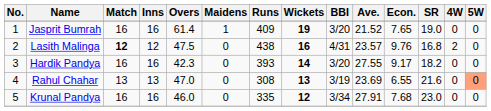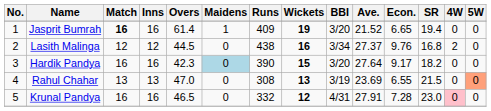(122, 30) normal -> (122, 30) bold
(401, 30) 7.65 -> (401, 30) 6.65
(431, 30) 19.0 -> (431, 30) 19.4
(122, 47) bold -> (122, 47) normal
(184, 47) 47.5 -> (184, 47) 44.5
(340, 47) 4/31 -> (340, 47) 3/34
(368, 47) 23.57 -> (368, 47) 27.37
(226, 64) no background -> (226, 64) lightblue background
(266, 64) 393 -> (266, 64) 390
(304, 64) 14 -> (304, 64) 15
(368, 64) 27.55 -> (368, 64) 27.64
(431, 81) 21.6 -> (431, 81) 21.5
(184, 98) 46.0 -> (184, 98) 46.5
(266, 98) 335 -> (266, 98) 332
(340, 98) 3/34 -> (340, 98) 4/31
(401, 98) 7.68 -> (401, 98) 7.28
(455, 98) no background -> (455, 98) pink background
